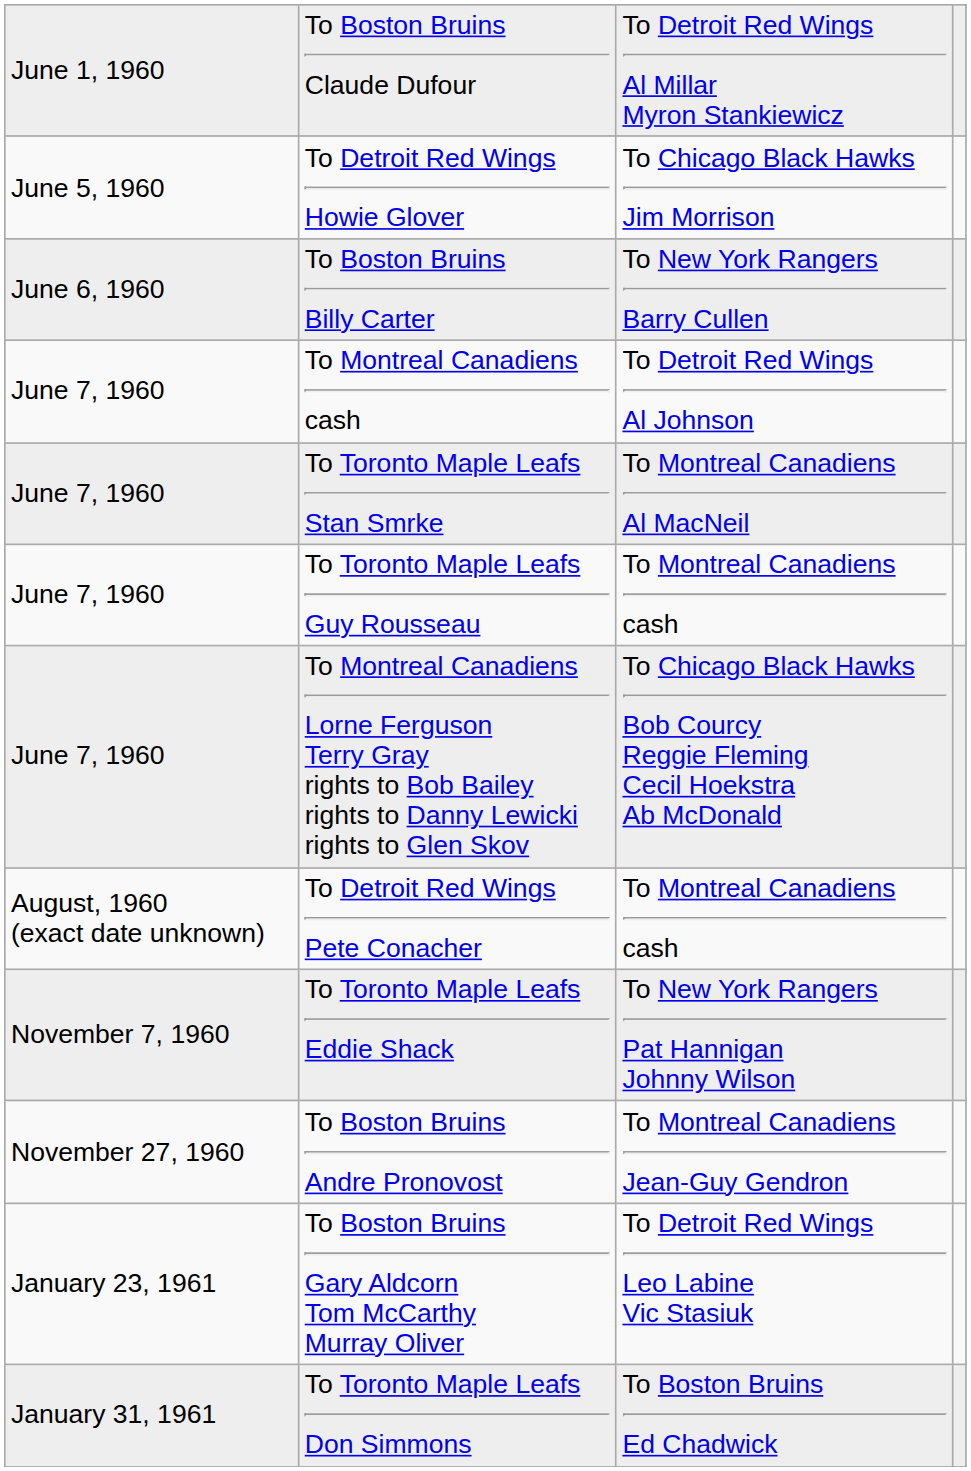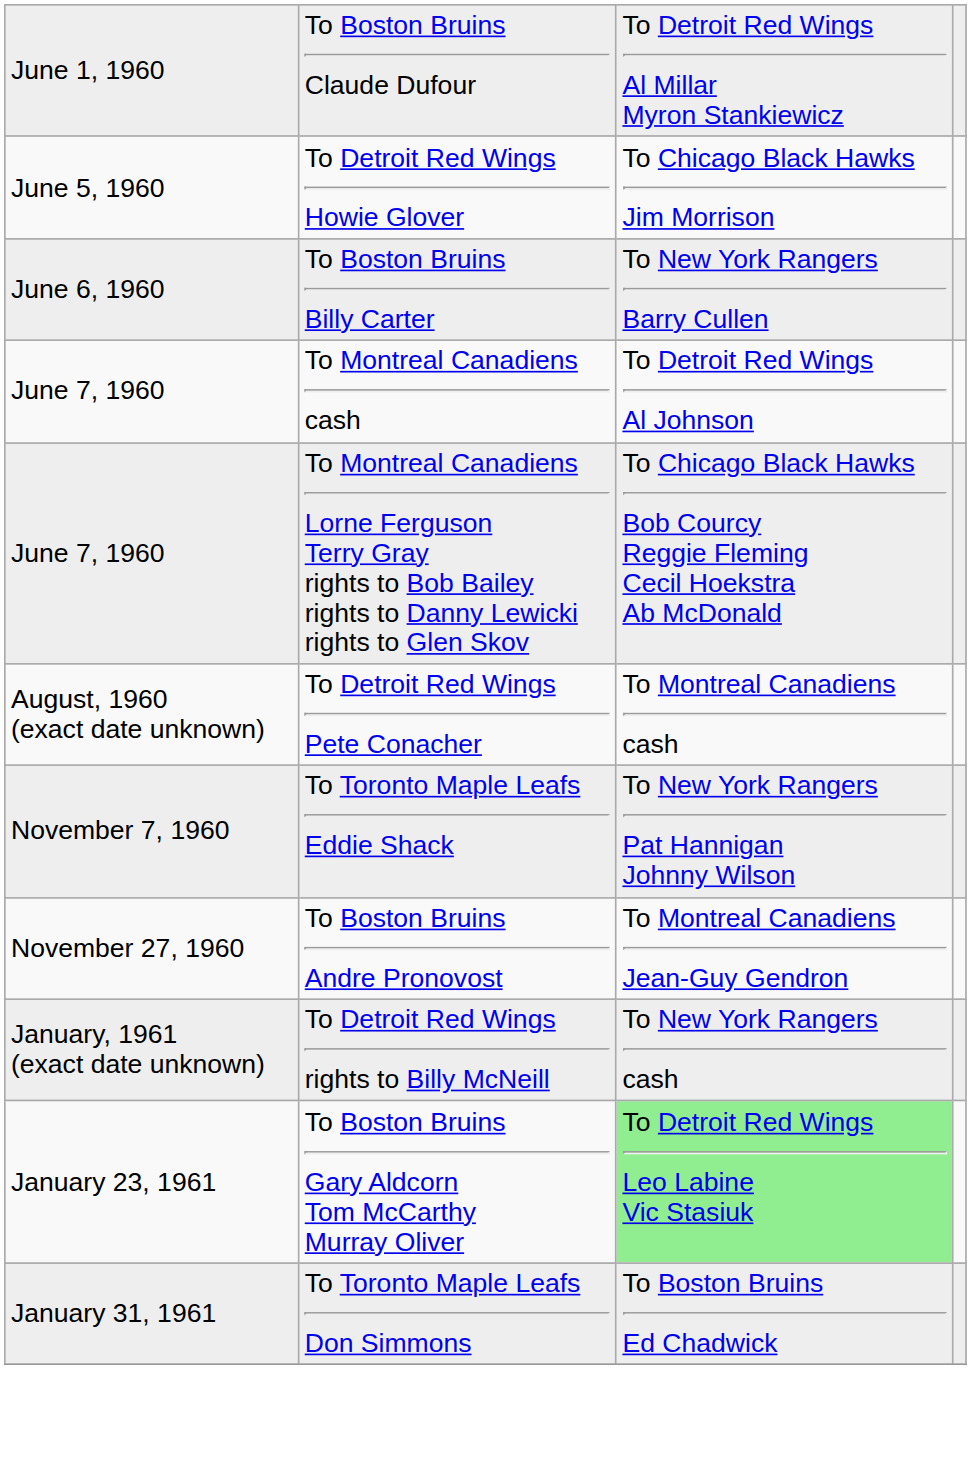- row: (457, 492)
- row: (457, 594)
+ row: (457, 1049)
(784, 1268) no background -> (784, 1166) lightgreen background
